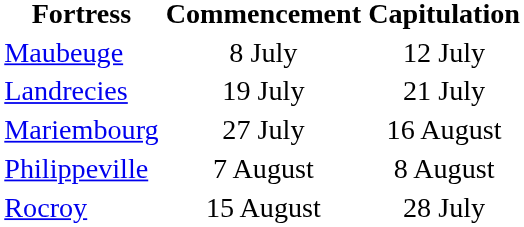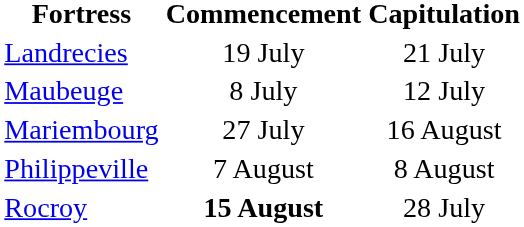rows swapped: (64, 52) <-> (66, 91)
(263, 207) normal -> (263, 207) bold
